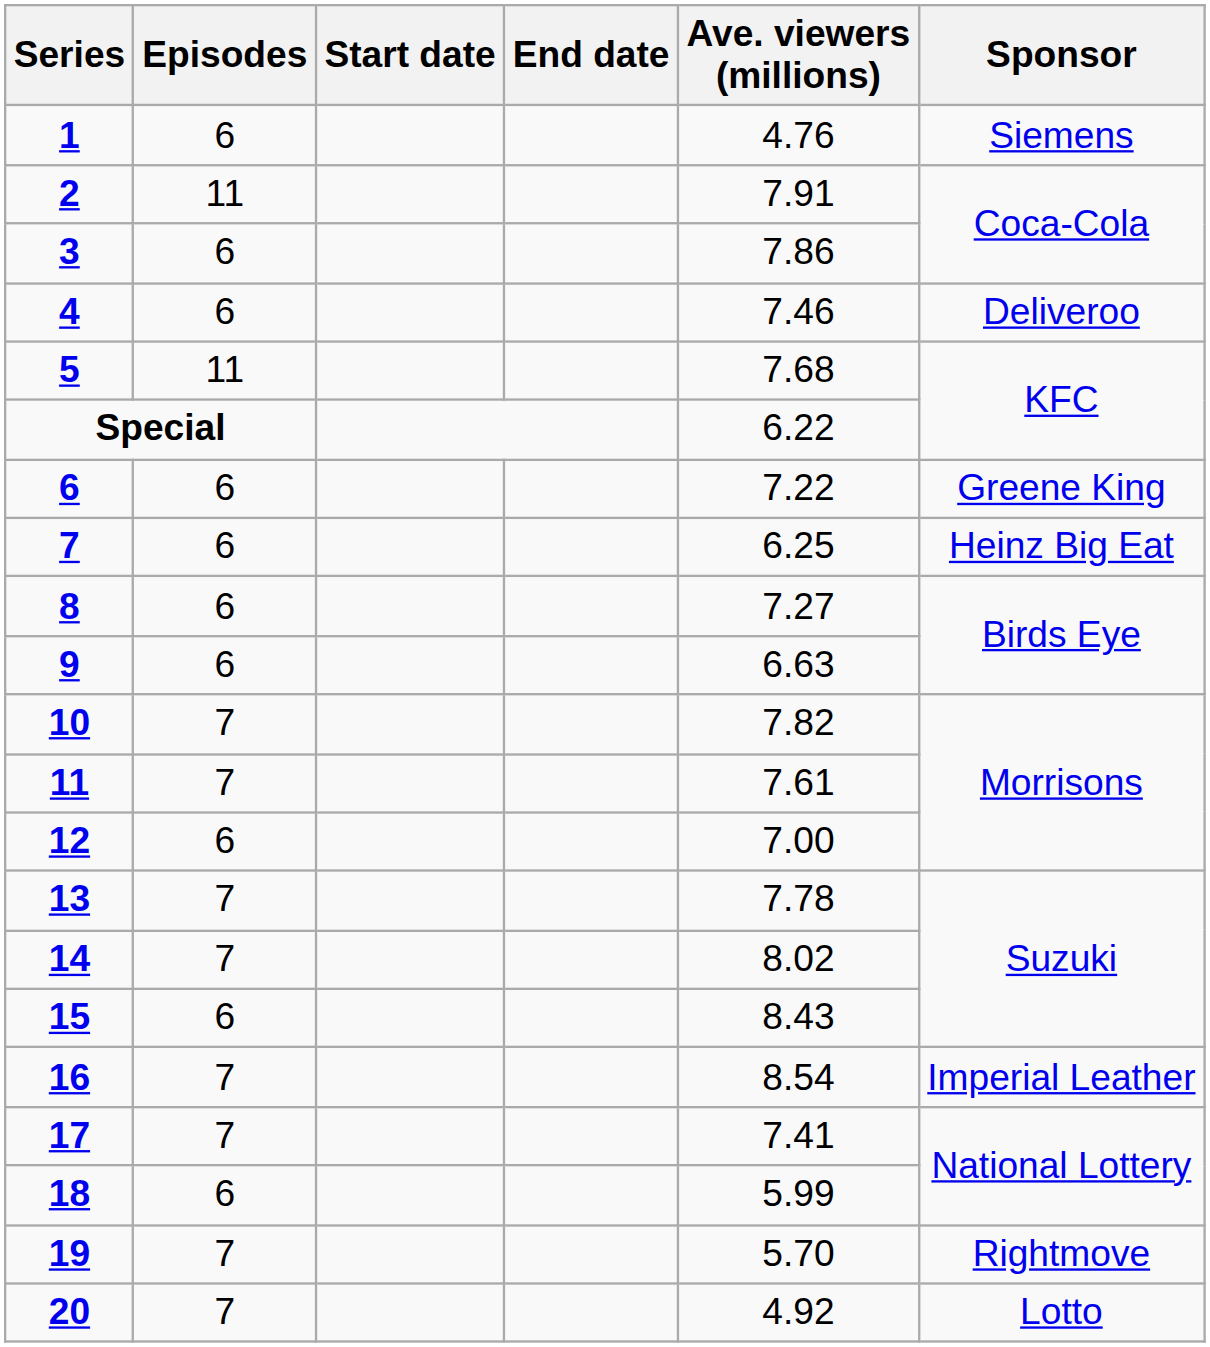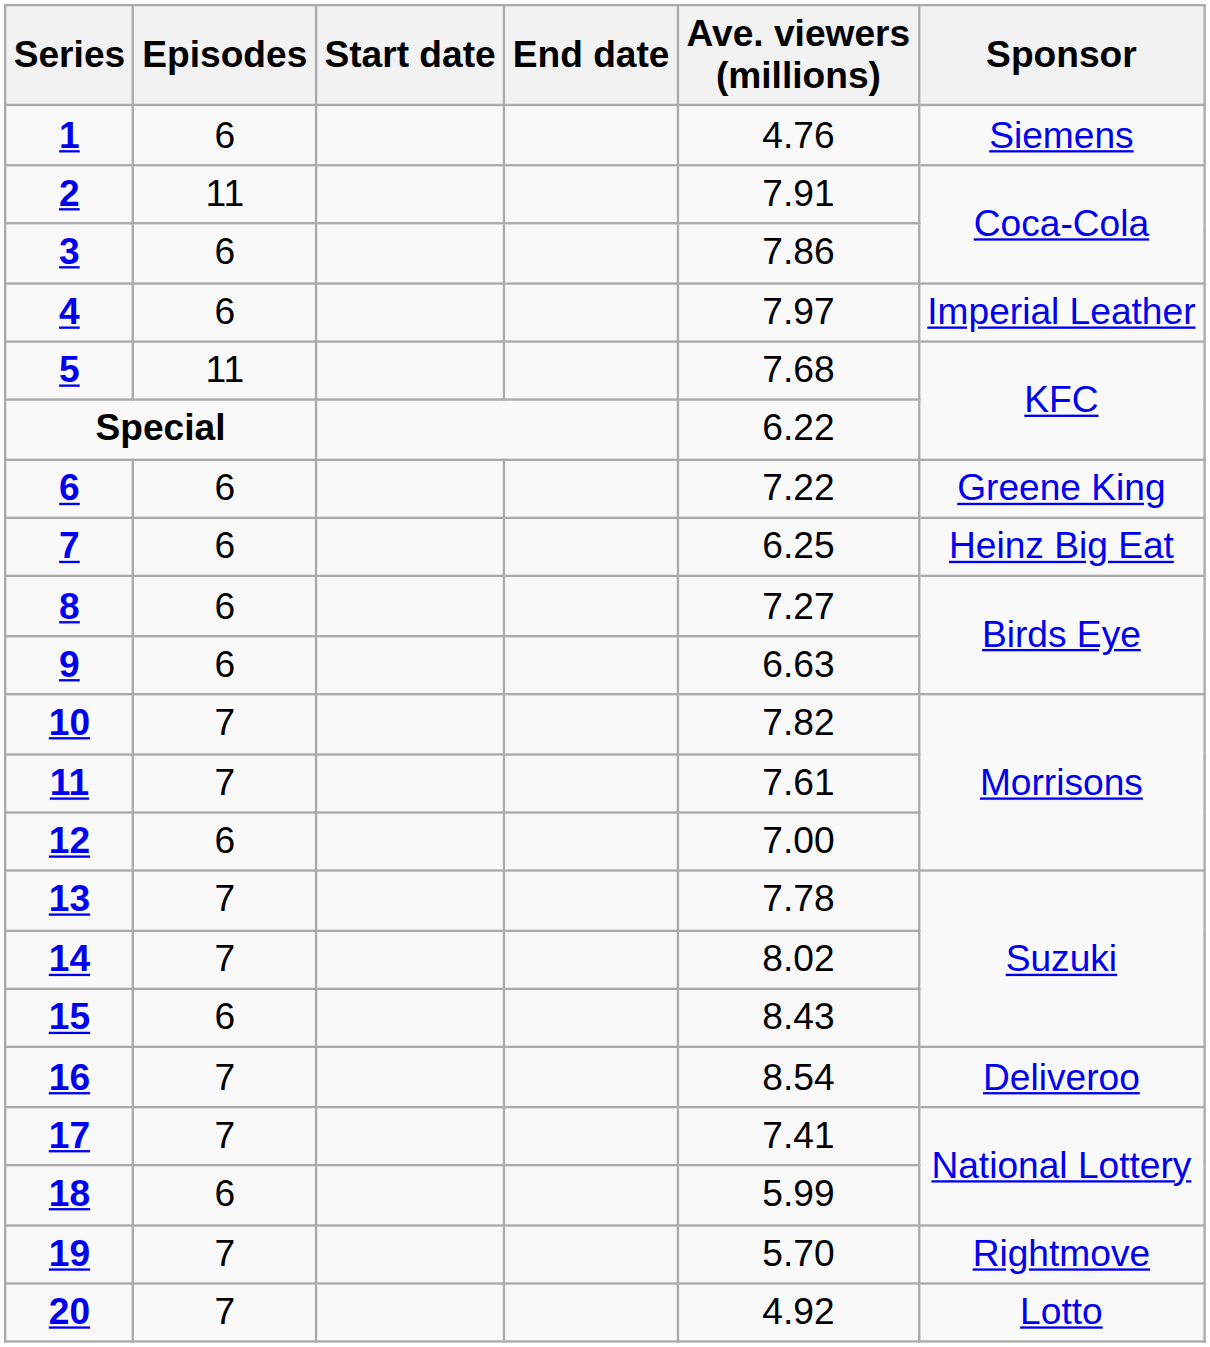(798, 311) 7.46 -> (798, 311) 7.97
(1061, 311) Deliveroo -> (1061, 311) Imperial Leather
(1061, 1076) Imperial Leather -> (1061, 1076) Deliveroo
